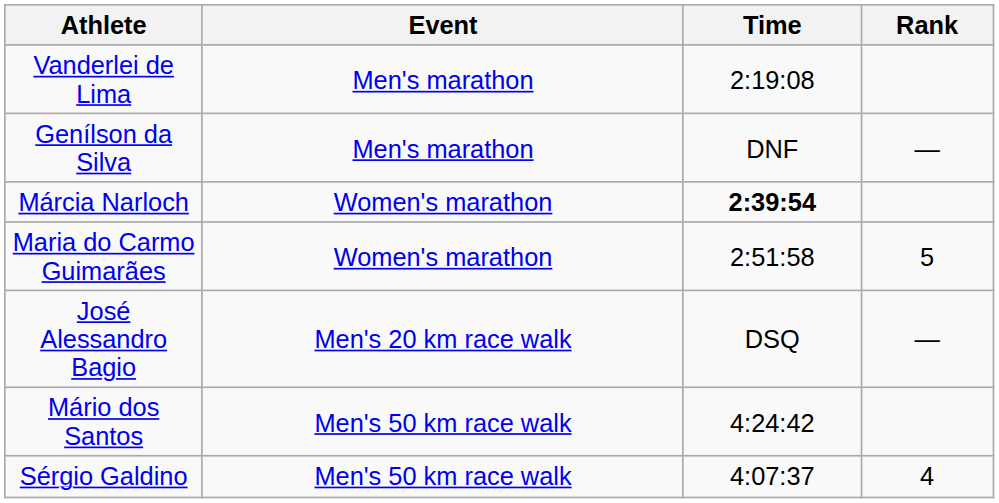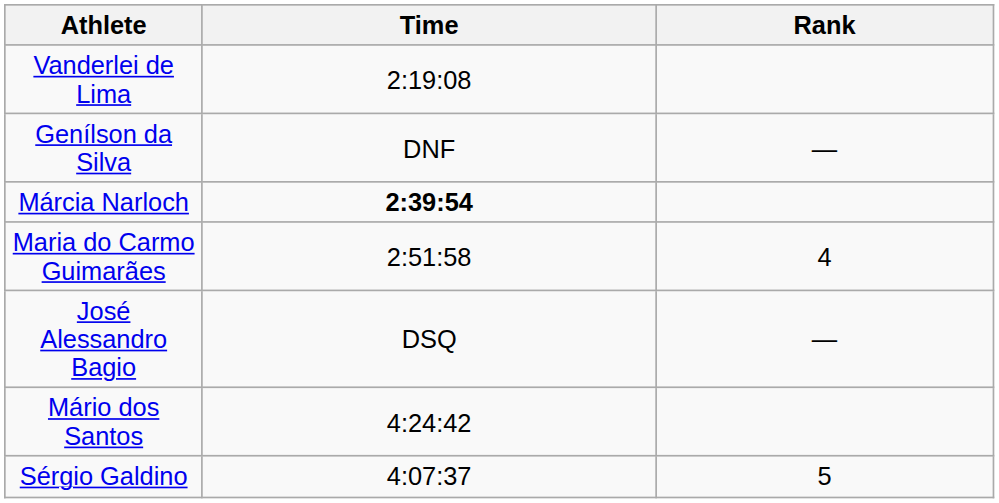- column: (443, 25)
(927, 257) 5 -> (824, 257) 4
(927, 477) 4 -> (824, 477) 5
